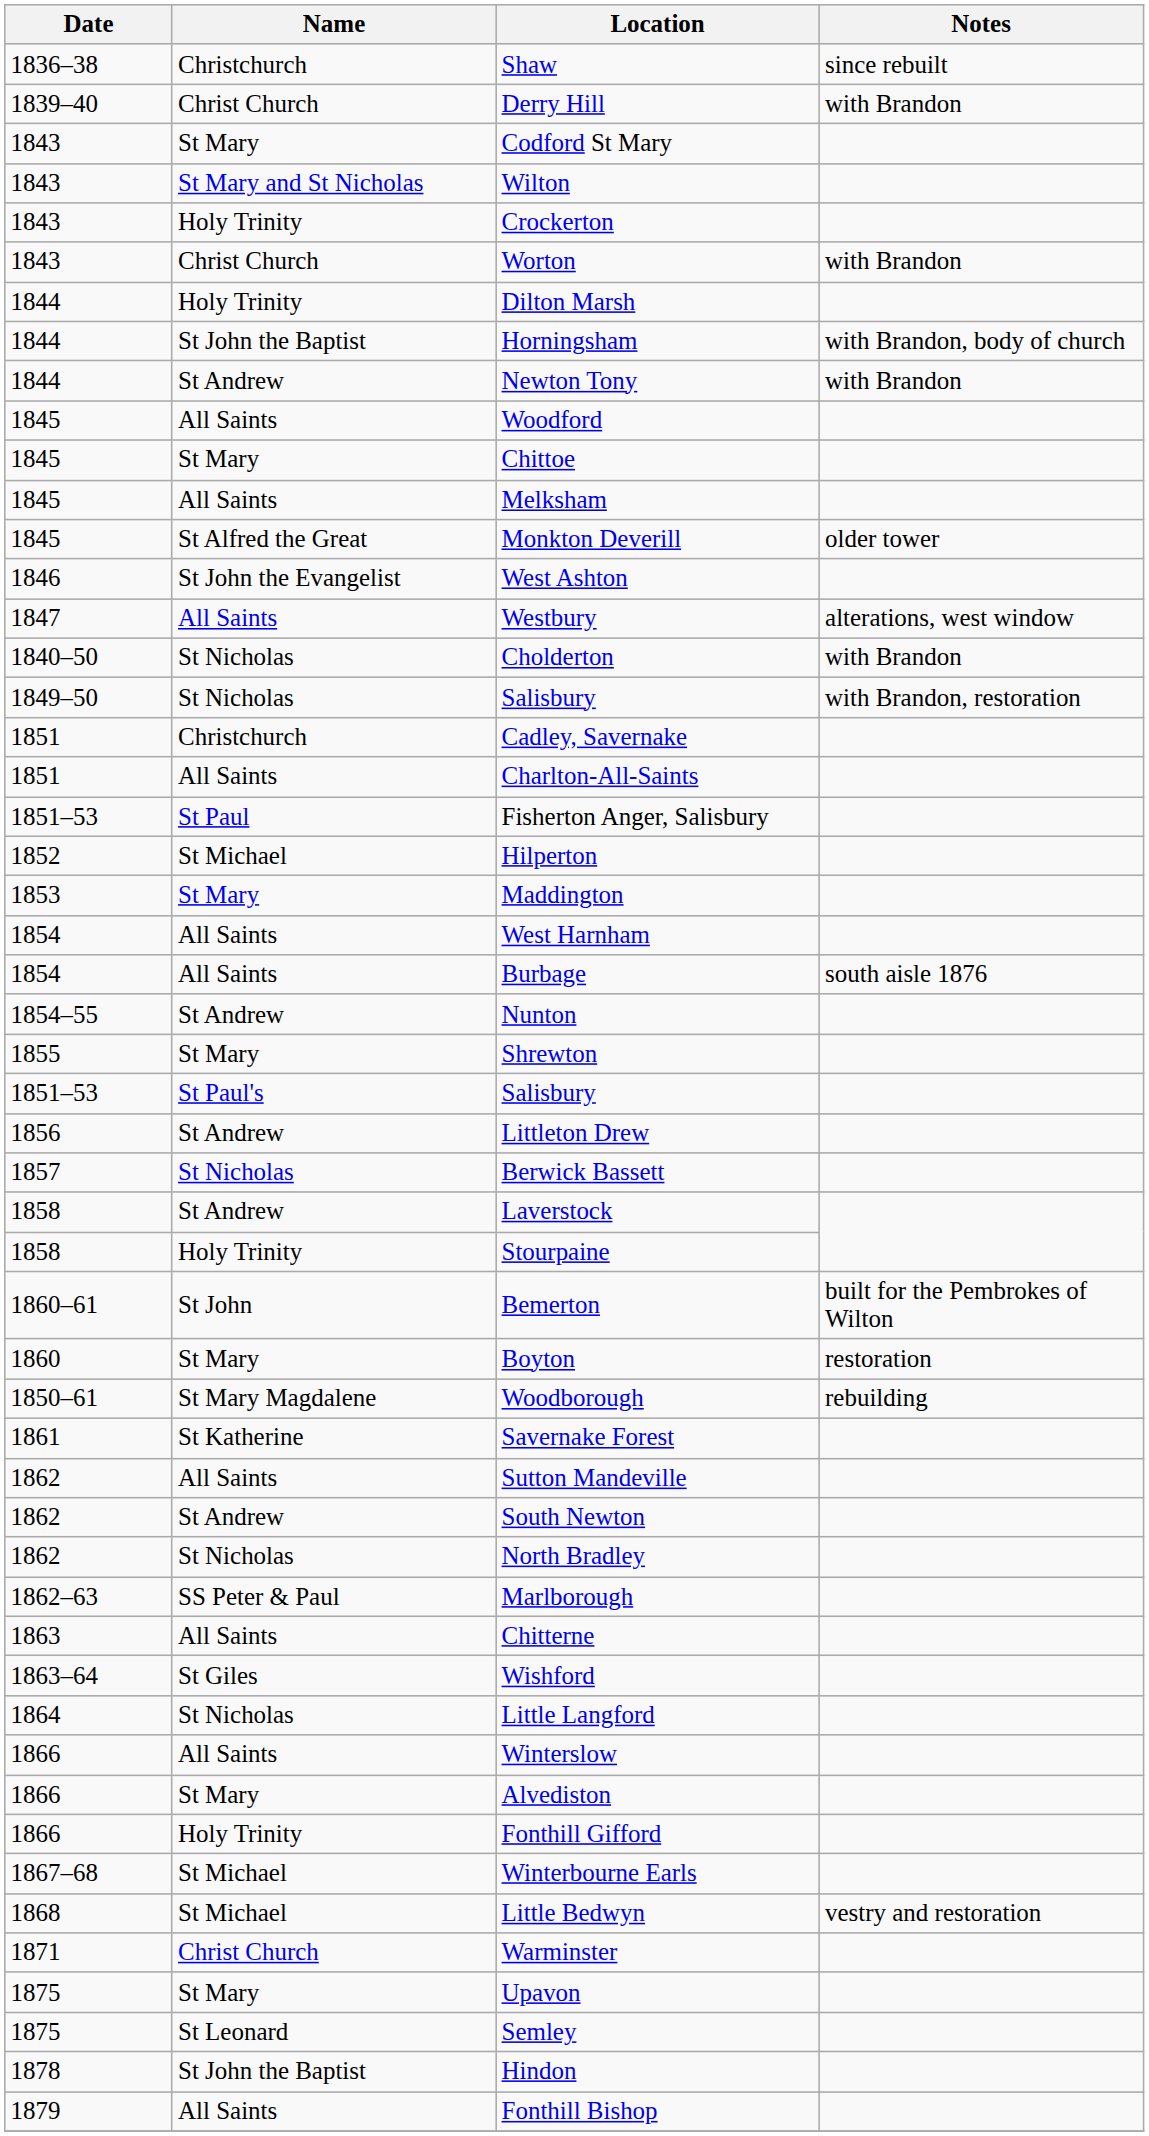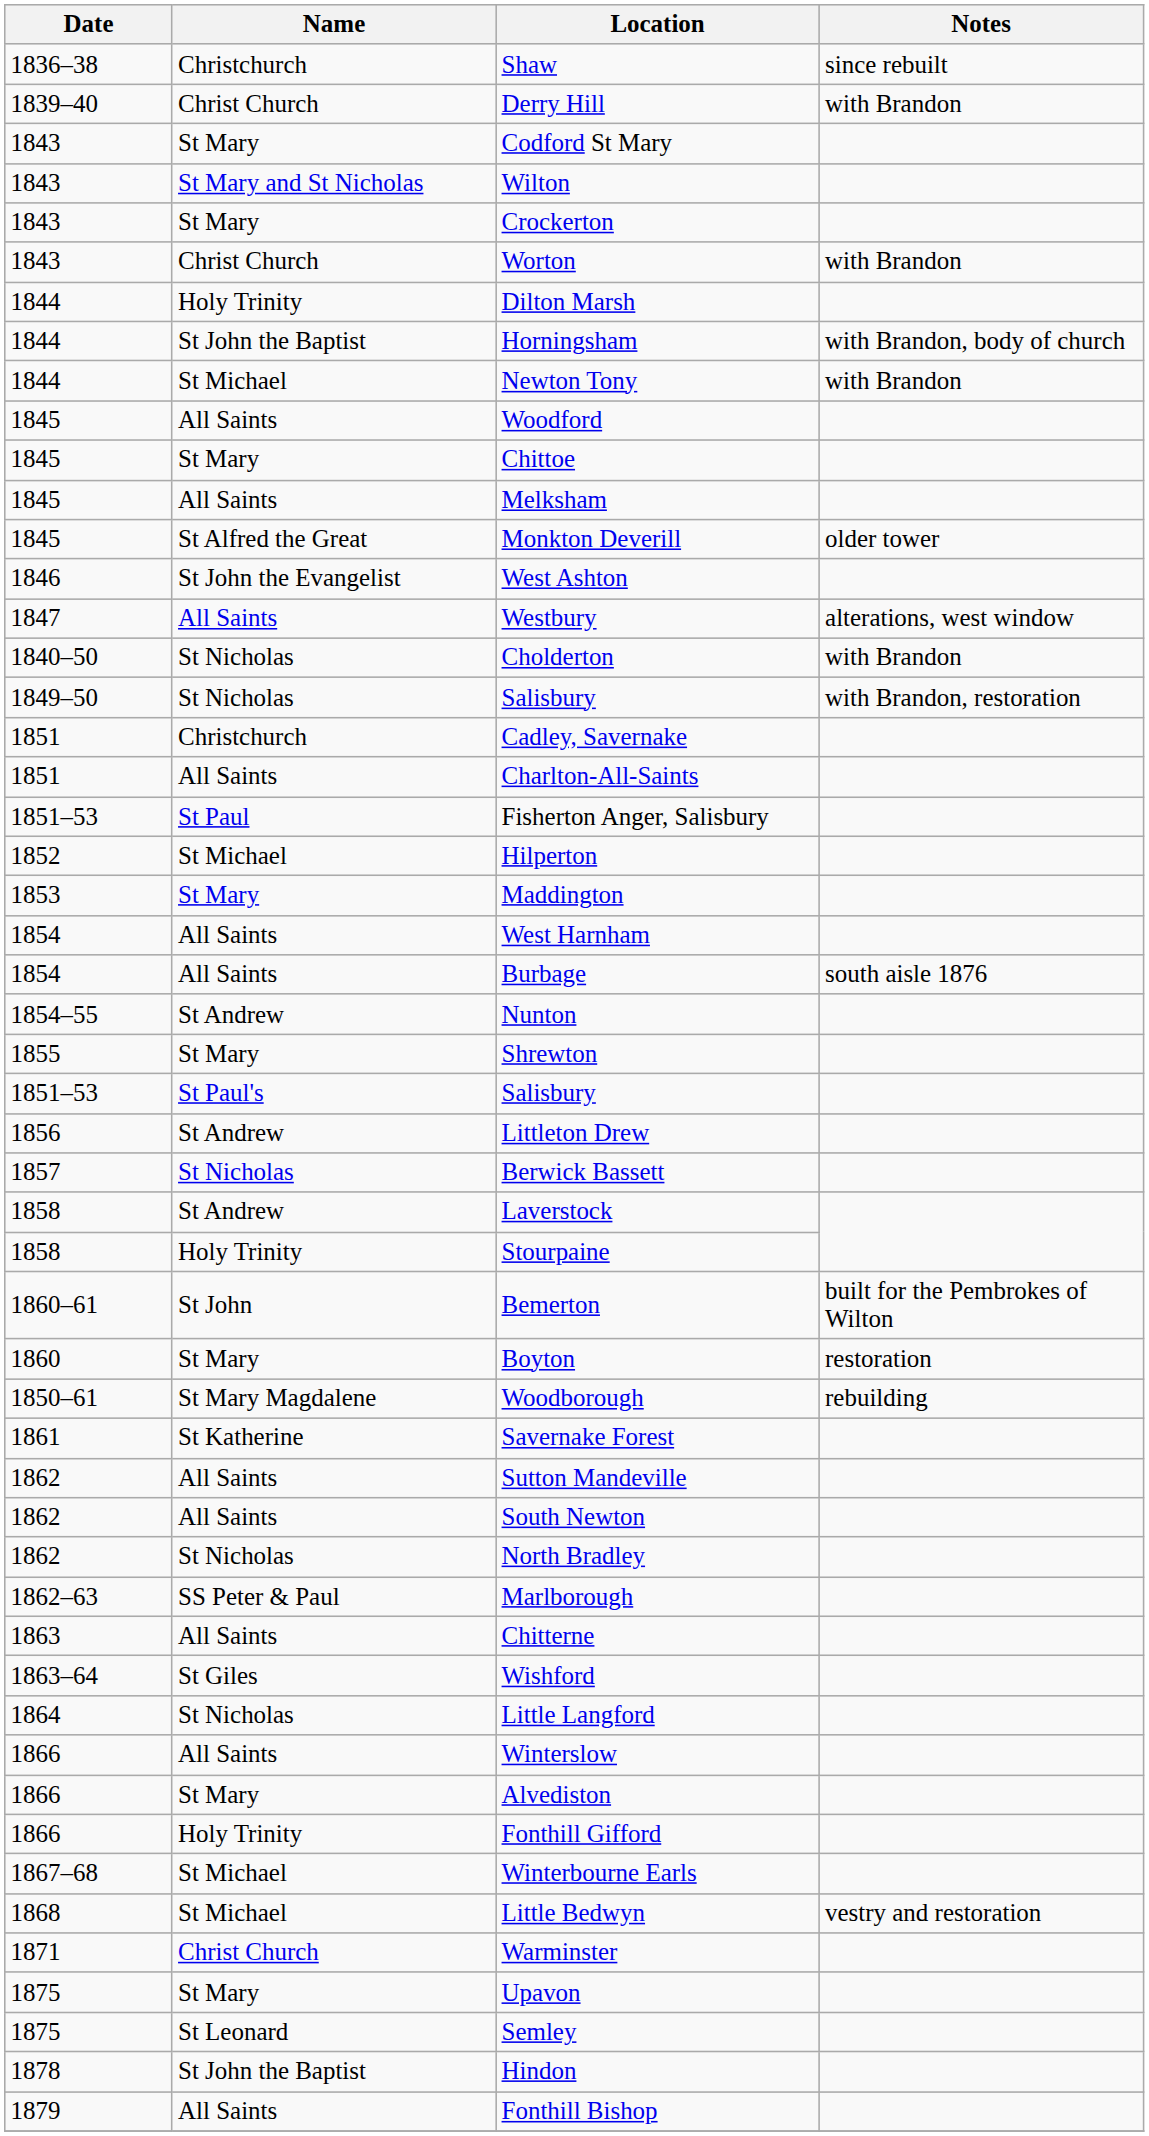(240, 222) Holy Trinity -> (219, 222) St Mary
(231, 380) St Andrew -> (232, 380) St Michael
(231, 1517) St Andrew -> (228, 1517) All Saints
